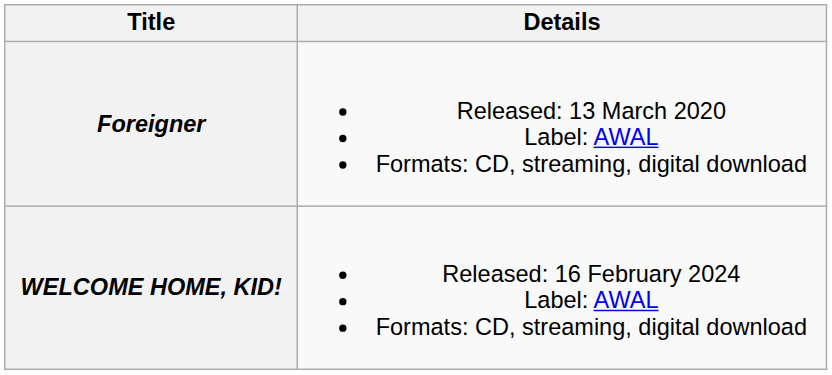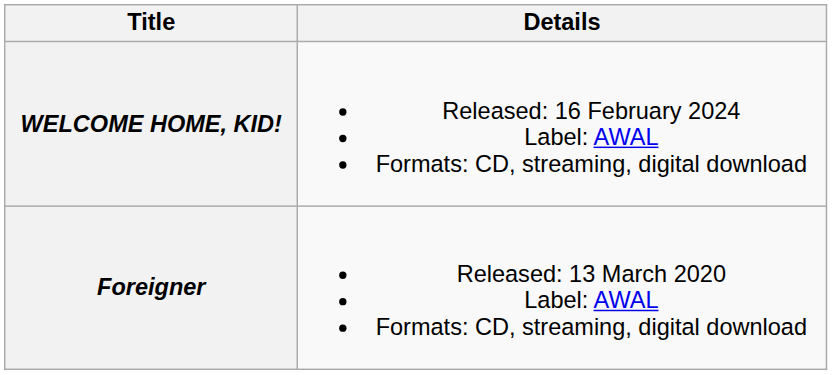rows swapped: (151, 123) <-> (151, 287)
